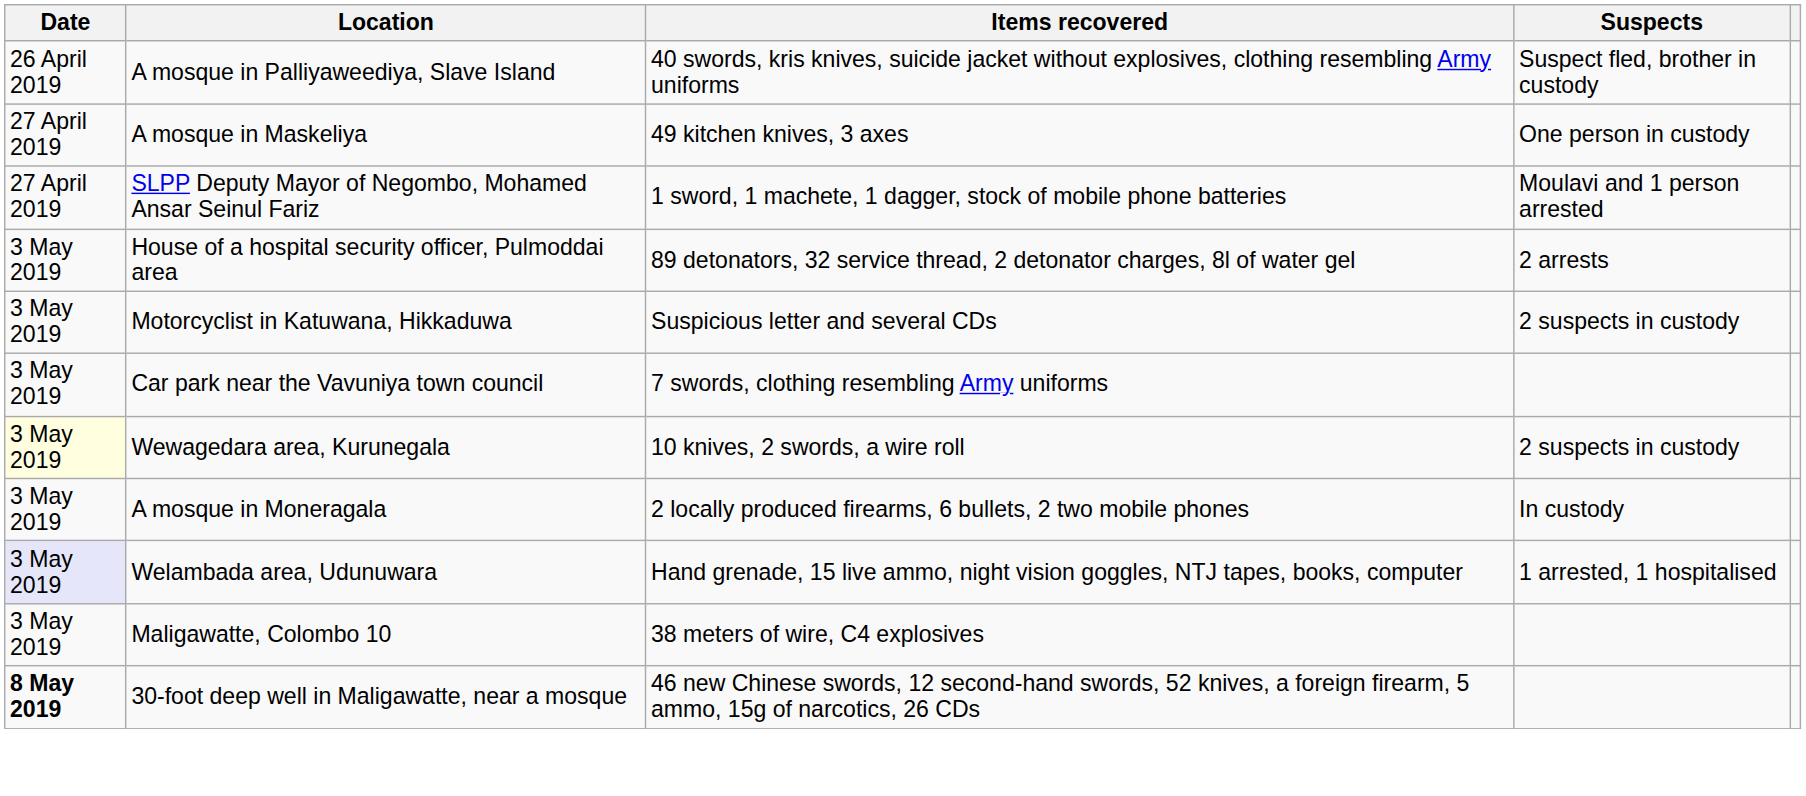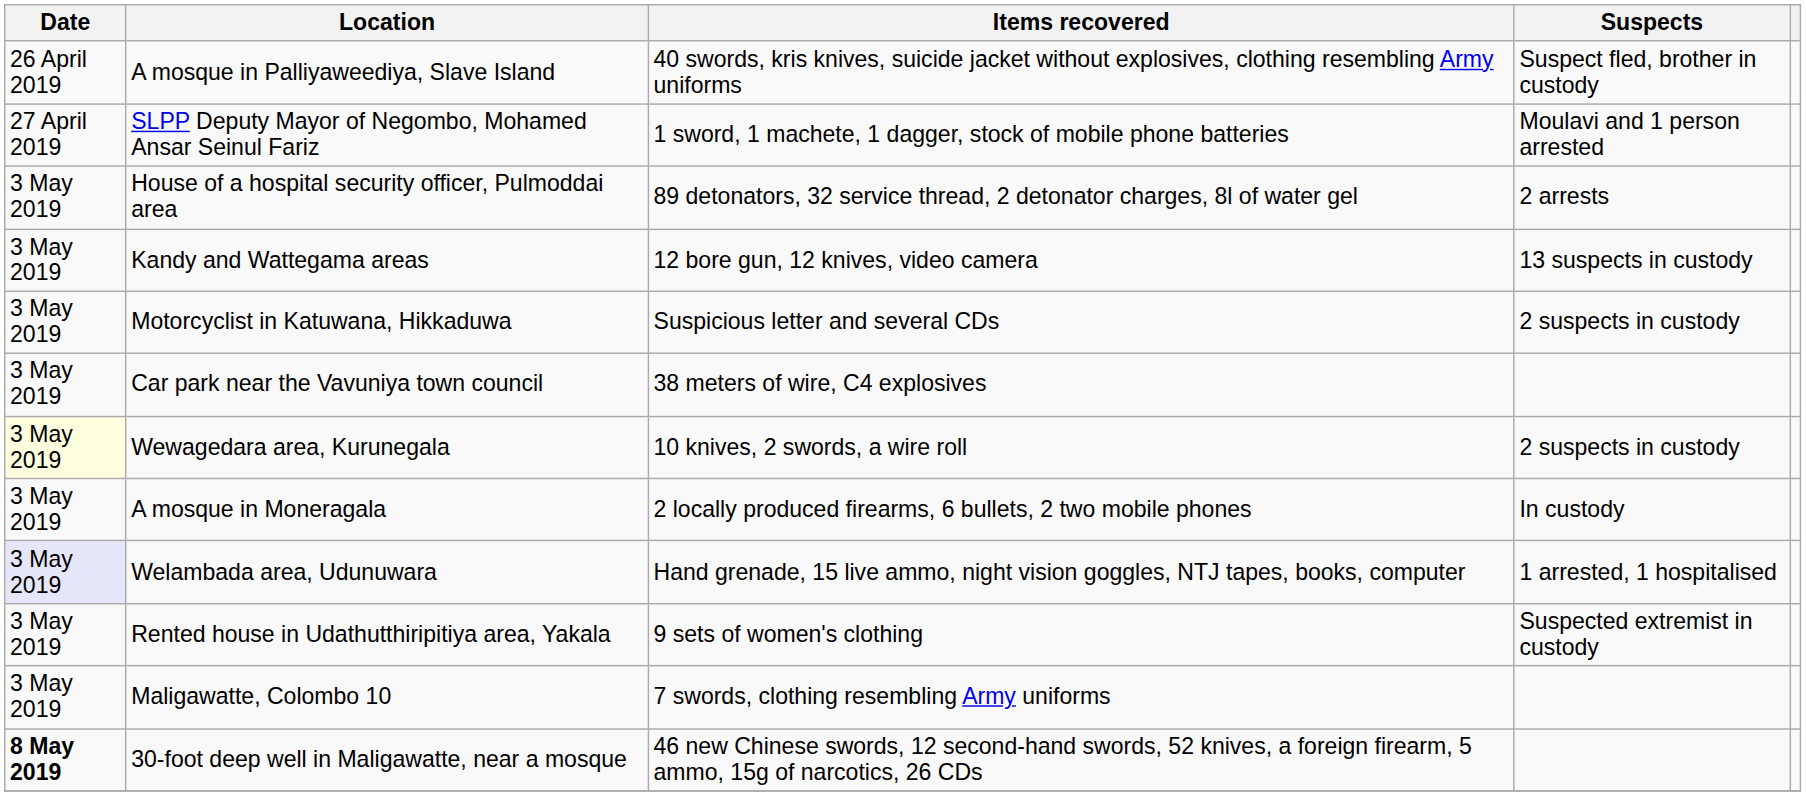- row: (249, 134)
+ row: (280, 259)
(880, 384) 7 swords, clothing resembling Army uniforms -> (820, 384) 38 meters of wire, C4 explosives
+ row: (371, 634)
(817, 634) 38 meters of wire, C4 explosives -> (882, 696) 7 swords, clothing resembling Army uniforms
